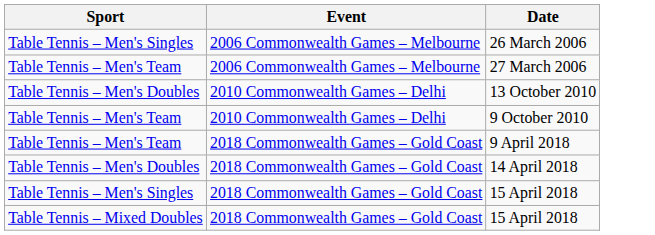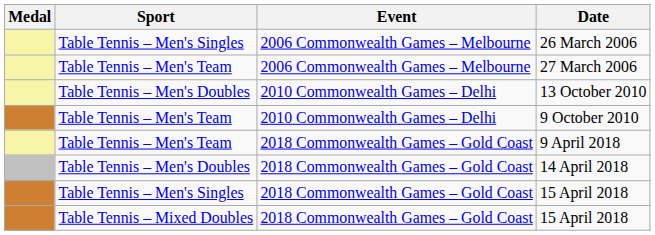+ column: (30, 17)
